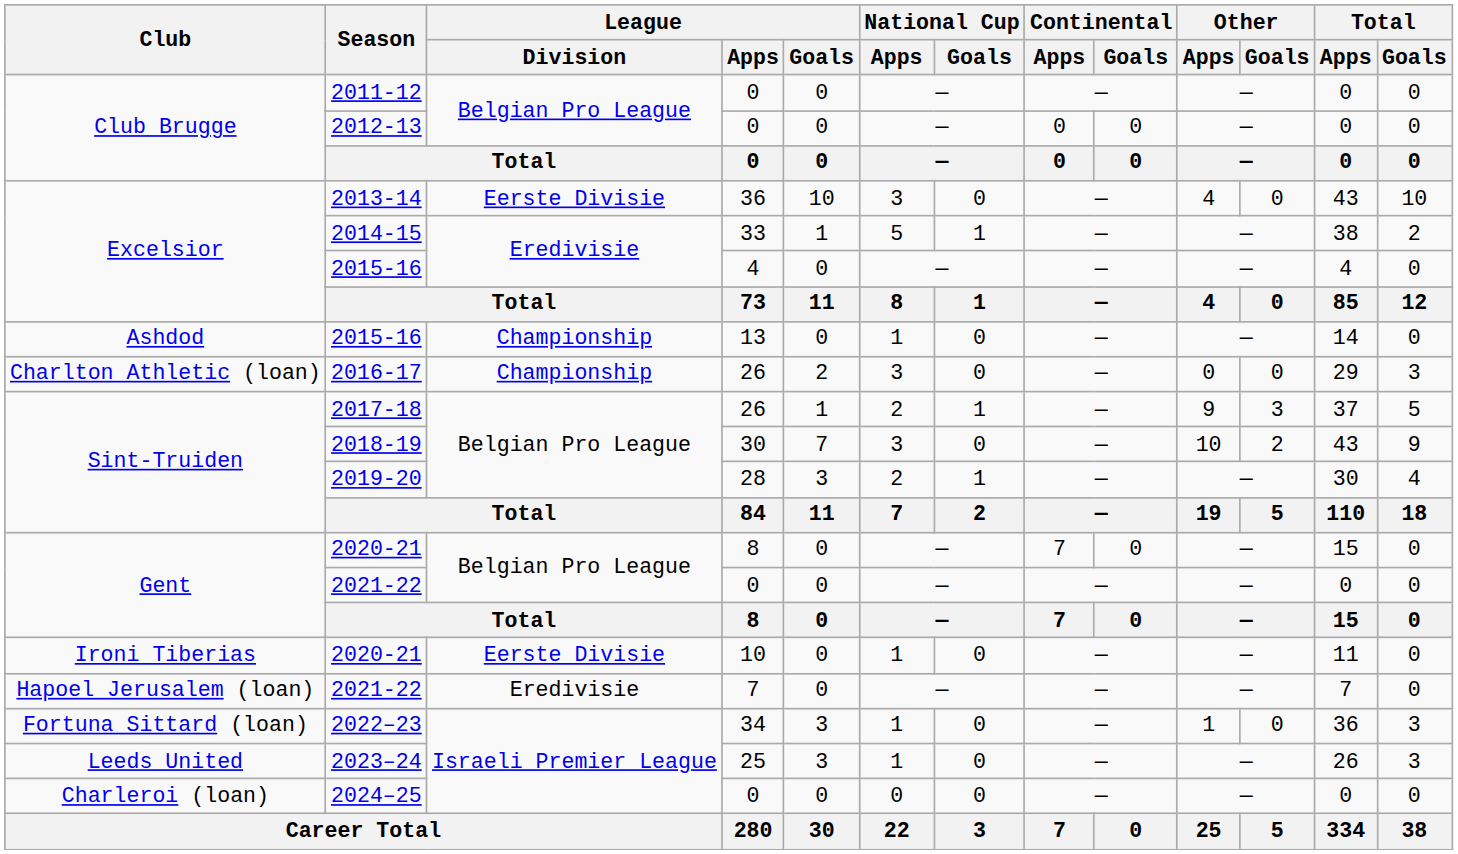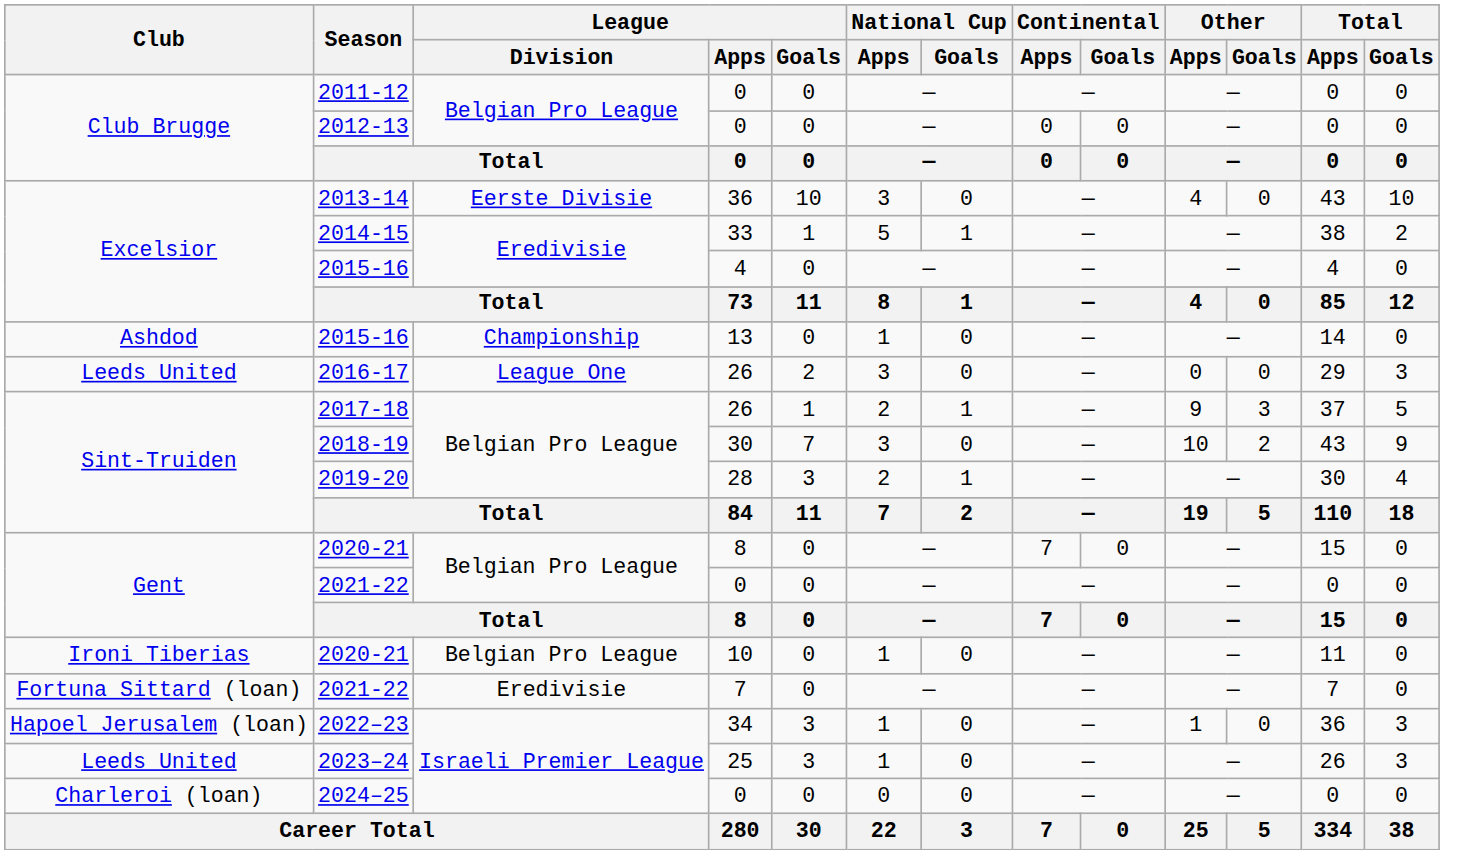(165, 374) Charlton Athletic (loan) -> (159, 374) Leeds United
(574, 374) Championship -> (561, 374) League One
(574, 655) Eerste Divisie -> (561, 655) Belgian Pro League
(165, 691) Hapoel Jerusalem (loan) -> (159, 691) Fortuna Sittard (loan)
(165, 726) Fortuna Sittard (loan) -> (159, 726) Hapoel Jerusalem (loan)
